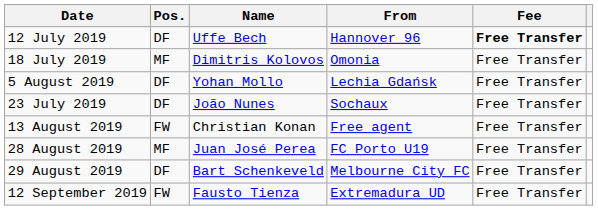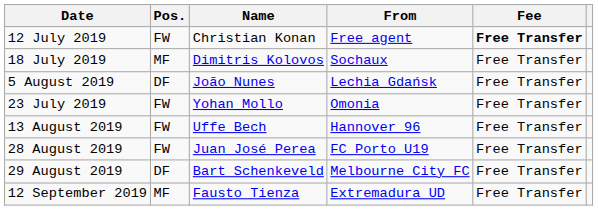(162, 38) DF -> (162, 38) FW
(230, 38) Uffe Bech -> (254, 38) Christian Konan
(375, 38) Hannover 96 -> (371, 38) Free agent
(355, 60) Omonia -> (359, 60) Sochaux
(238, 82) Yohan Mollo -> (234, 82) João Nunes
(162, 105) DF -> (162, 105) FW
(234, 105) João Nunes -> (238, 105) Yohan Mollo
(359, 105) Sochaux -> (355, 105) Omonia
(254, 127) Christian Konan -> (230, 127) Uffe Bech
(371, 127) Free agent -> (375, 127) Hannover 96
(162, 149) MF -> (162, 149) FW
(162, 194) FW -> (162, 194) MF
